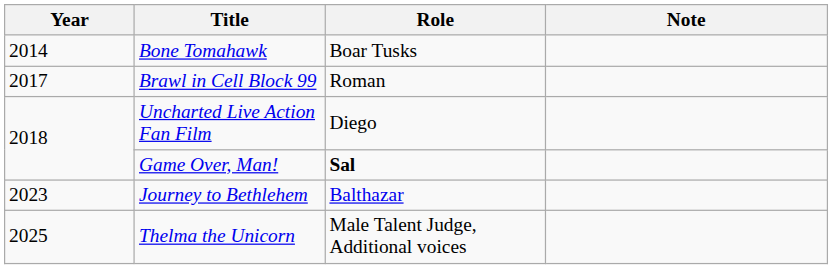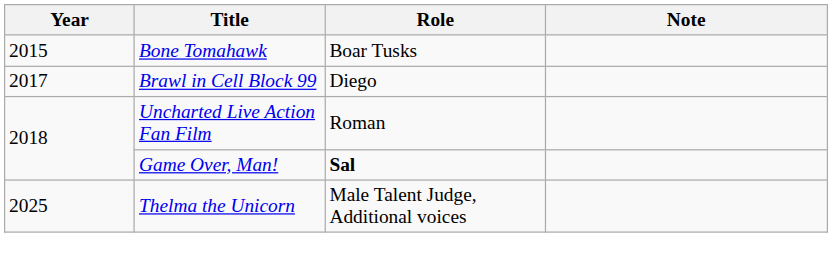(28, 50) 2014 -> (28, 50) 2015
(357, 81) Roman -> (353, 81) Diego
(353, 122) Diego -> (357, 122) Roman
- row: (223, 195)
